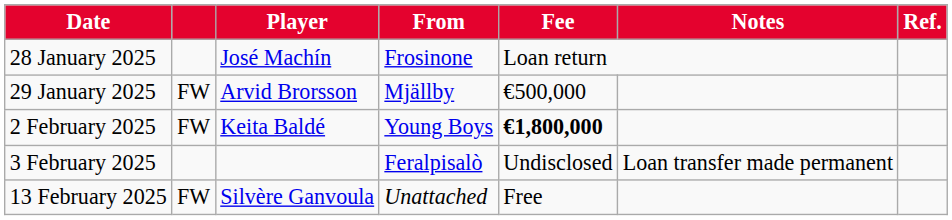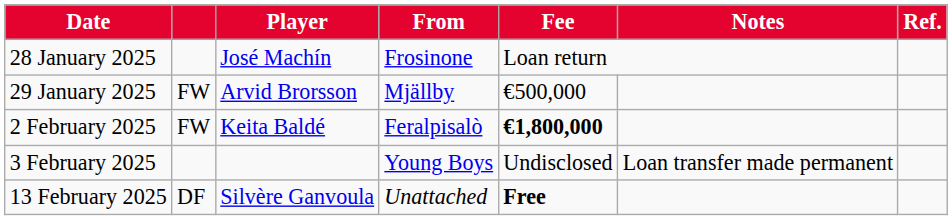(439, 127) Young Boys -> (433, 127) Feralpisalò
(433, 162) Feralpisalò -> (439, 162) Young Boys
(194, 197) FW -> (191, 197) DF
(523, 197) normal -> (525, 197) bold
